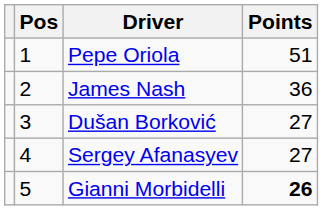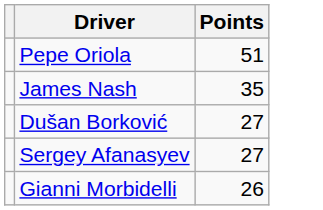- column: (39, 22)
(301, 88) 36 -> (252, 88) 35
(301, 189) bold -> (252, 189) normal
